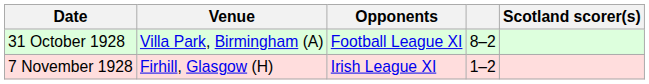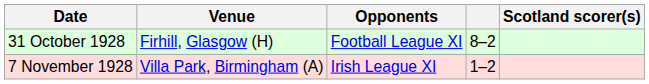(232, 41) Villa Park, Birmingham (A) -> (207, 41) Firhill, Glasgow (H)
(207, 66) Firhill, Glasgow (H) -> (232, 66) Villa Park, Birmingham (A)
